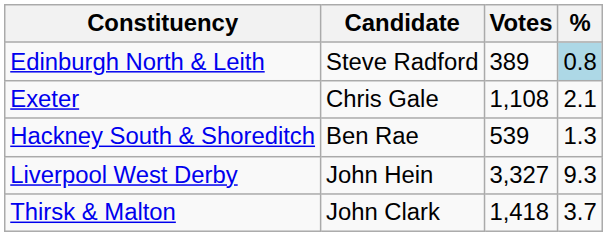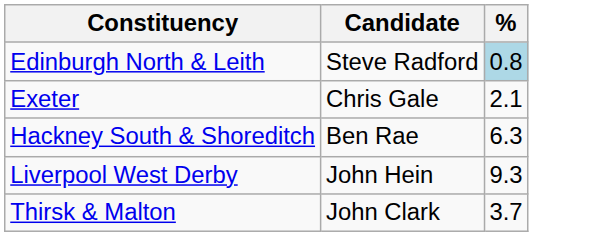- column: (521, 23)
(580, 136) 1.3 -> (506, 136) 6.3
